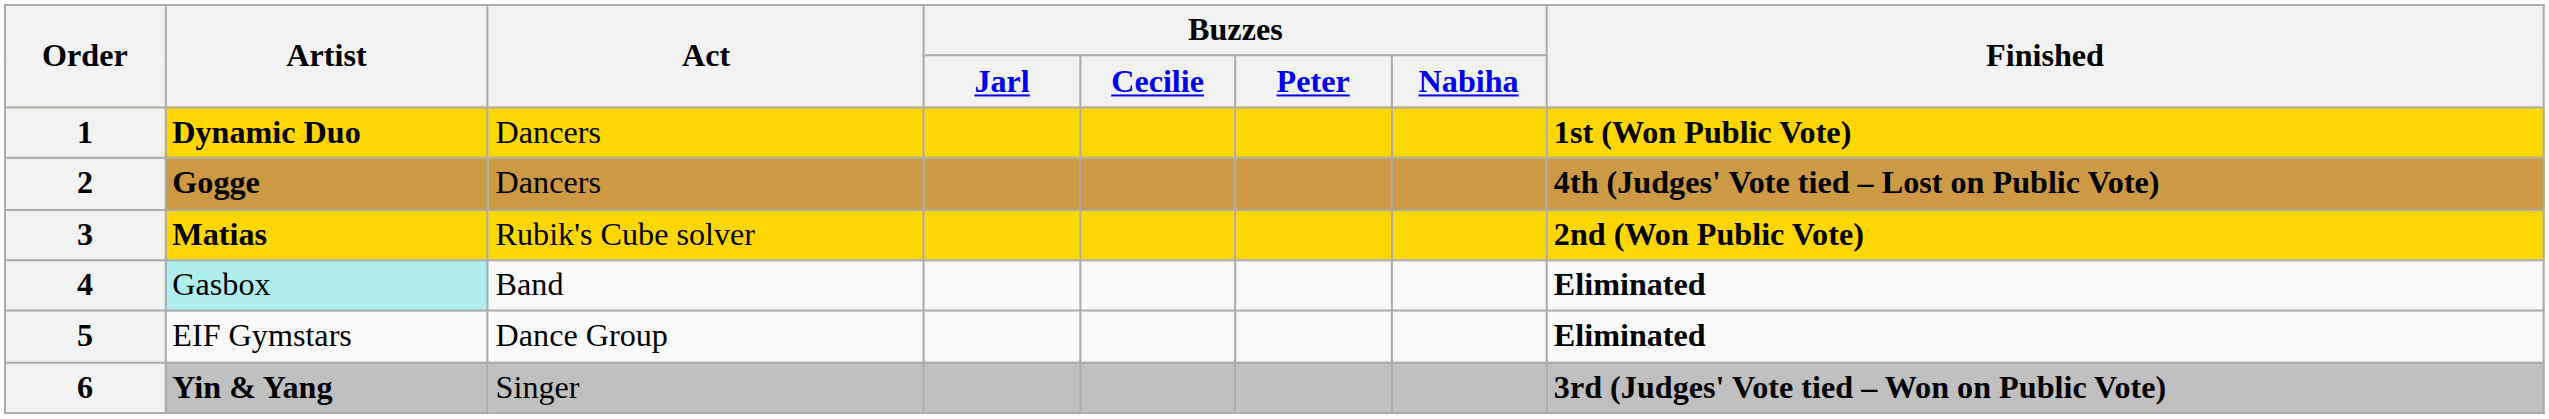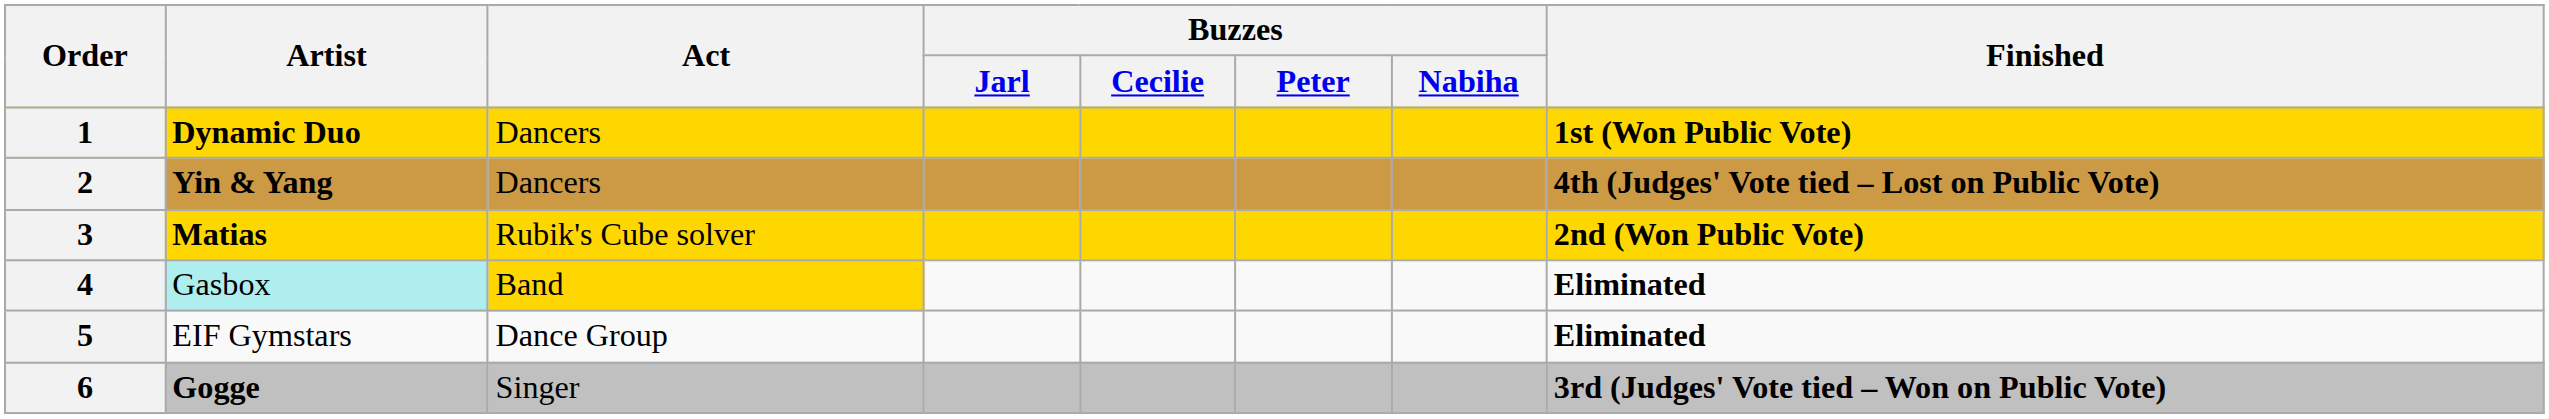(216, 183) Gogge -> (252, 183) Yin & Yang
(530, 285) no background -> (530, 285) gold background
(252, 387) Yin & Yang -> (216, 387) Gogge
